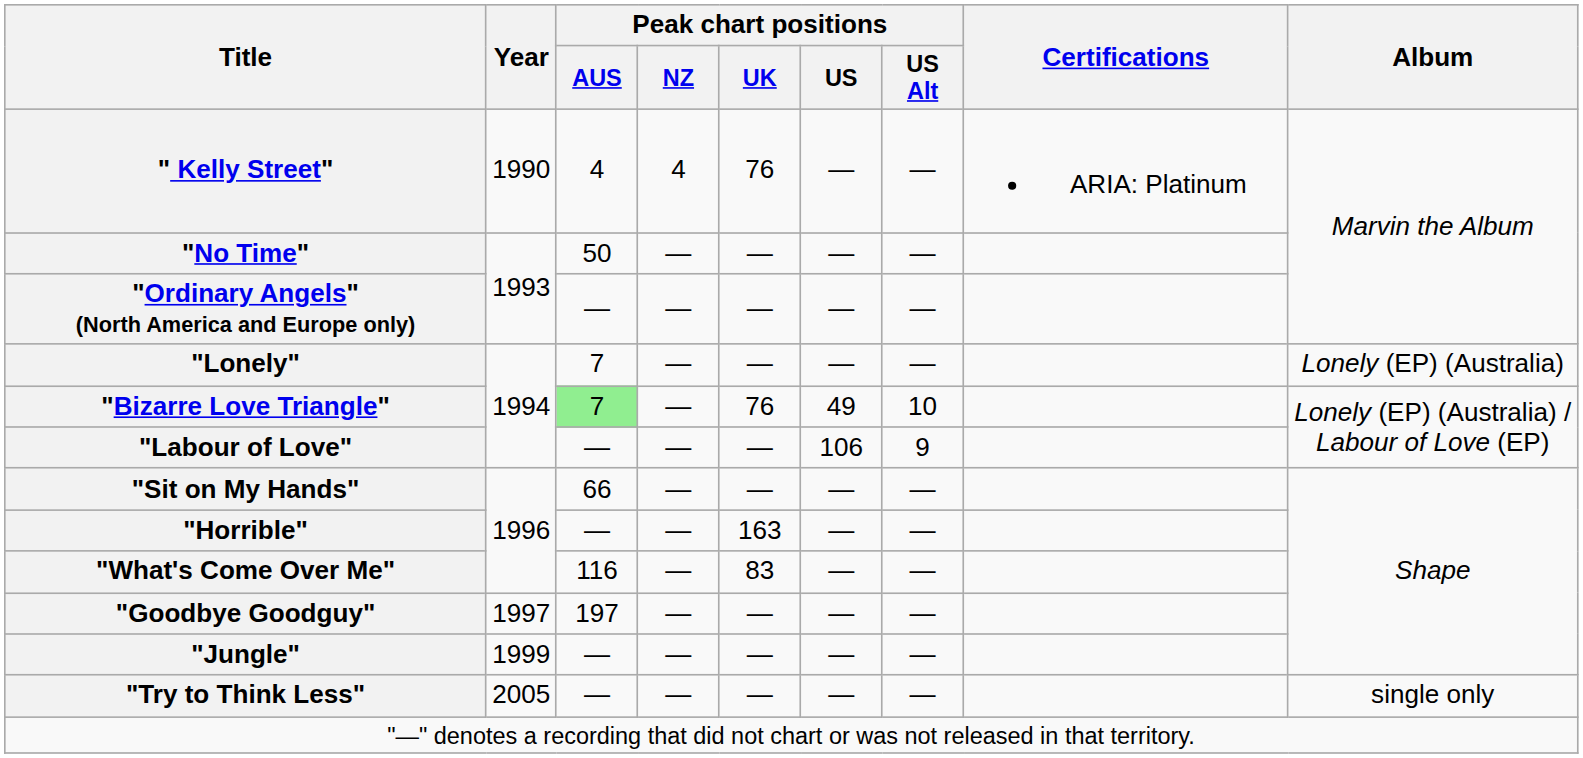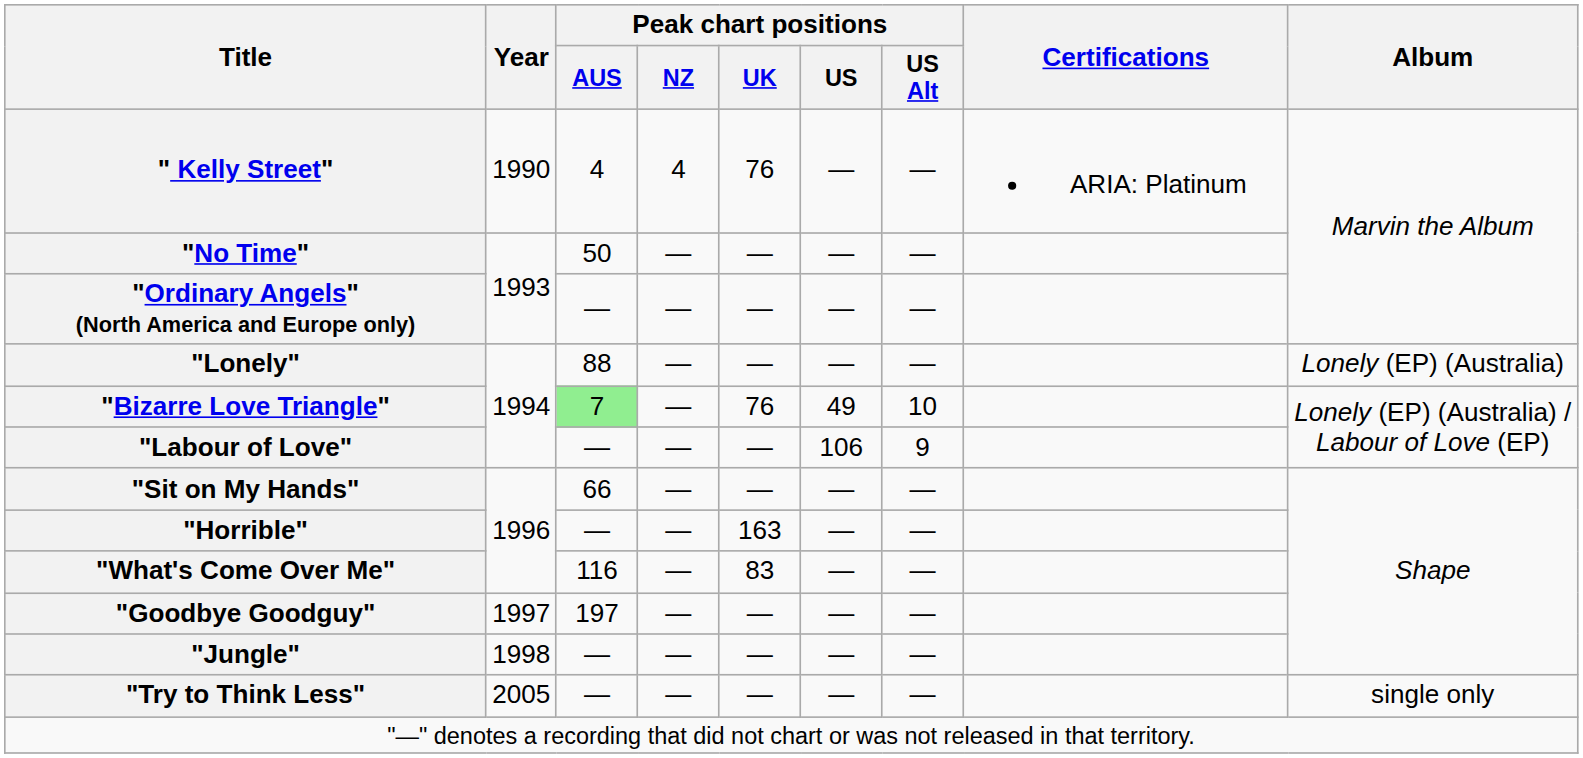(597, 364) 7 -> (597, 364) 88
(521, 654) 1999 -> (521, 654) 1998
